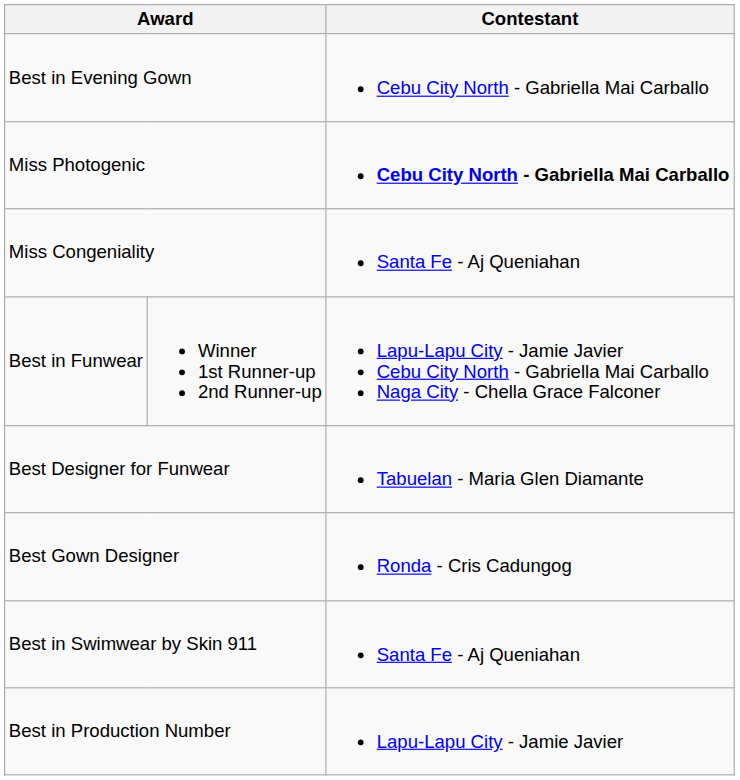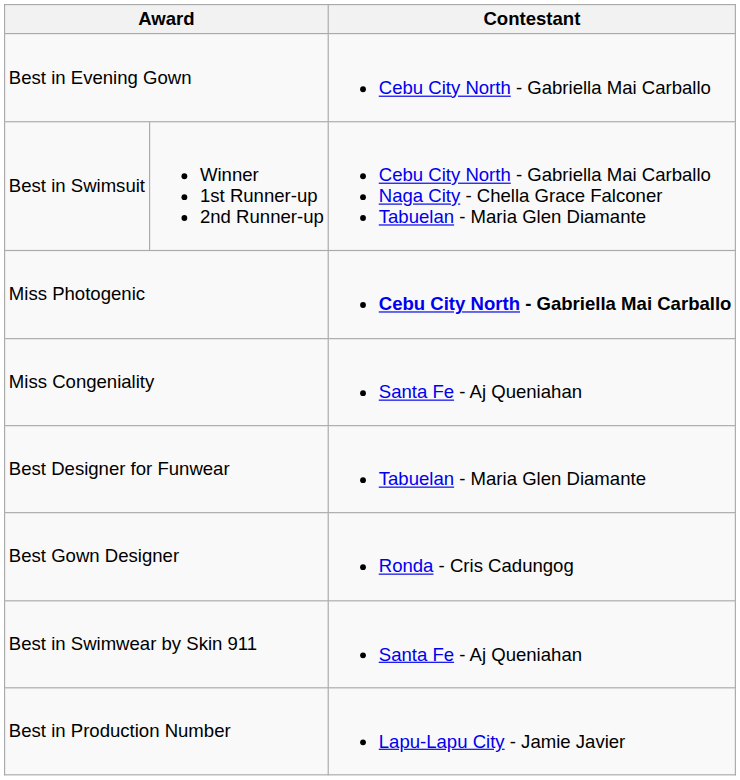+ row: (77, 185)
- row: (76, 360)
